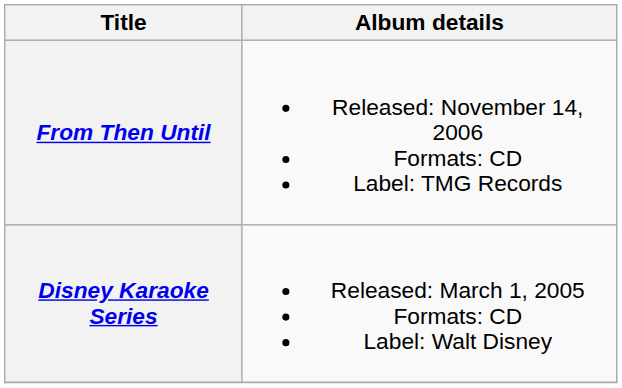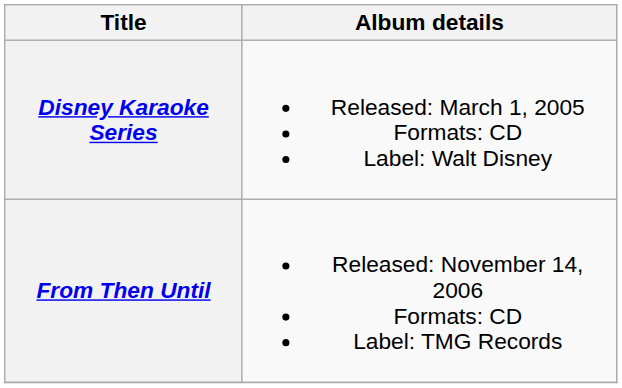rows swapped: (124, 303) <-> (124, 132)
